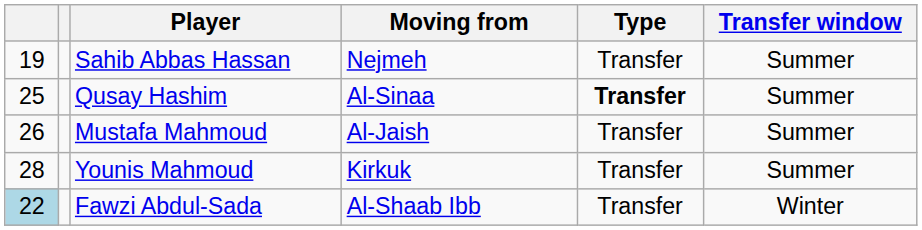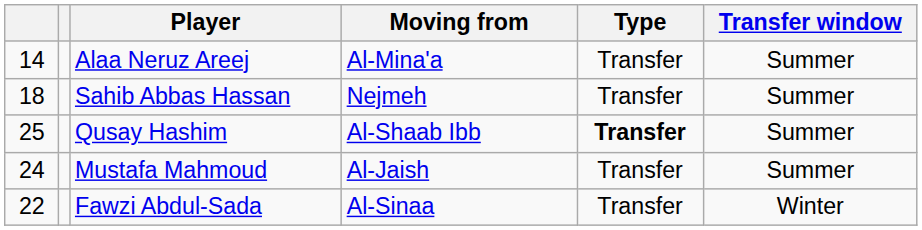+ row: (162, 59)
(32, 59) 19 -> (32, 96) 18
(391, 96) Al-Sinaa -> (414, 133) Al-Shaab Ibb
(32, 133) 26 -> (32, 170) 24
- row: (164, 170)
(32, 206) lightblue background -> (32, 206) no background
(414, 206) Al-Shaab Ibb -> (391, 206) Al-Sinaa
